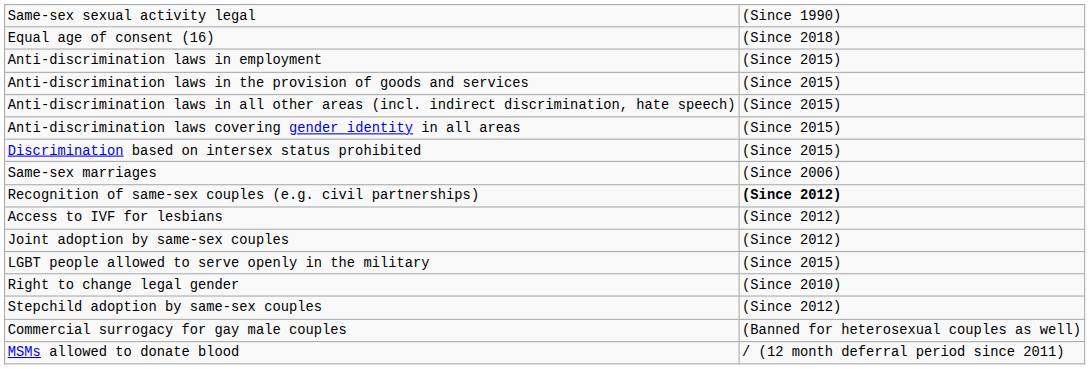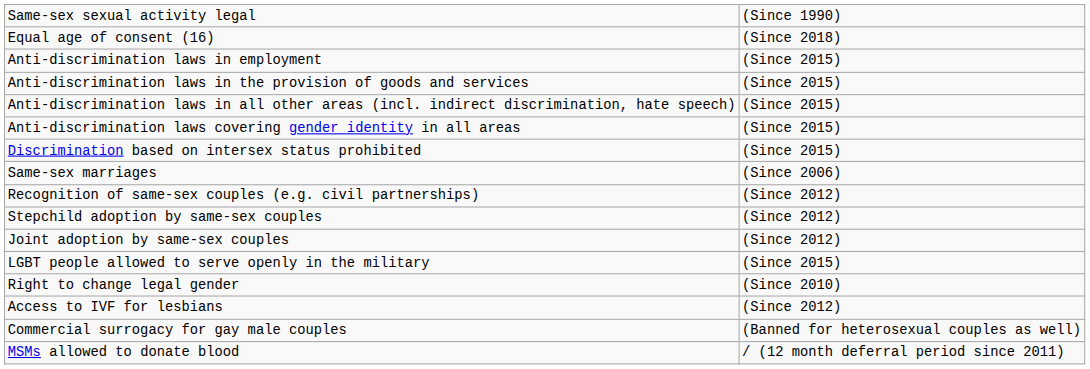(792, 195) bold -> (792, 195) normal
rows swapped: (165, 308) <-> (115, 218)
